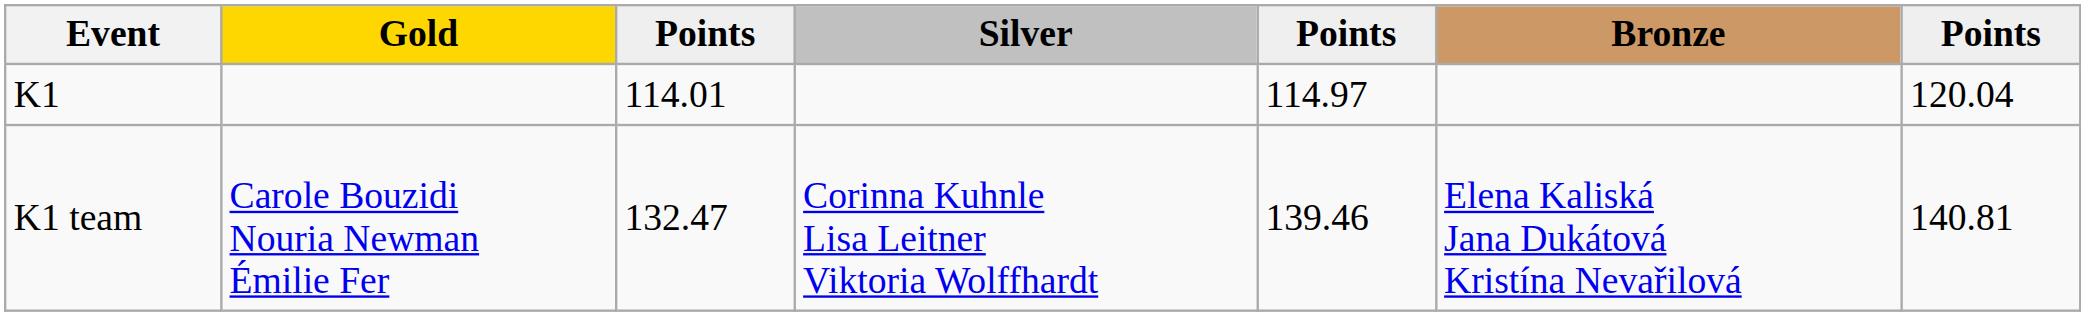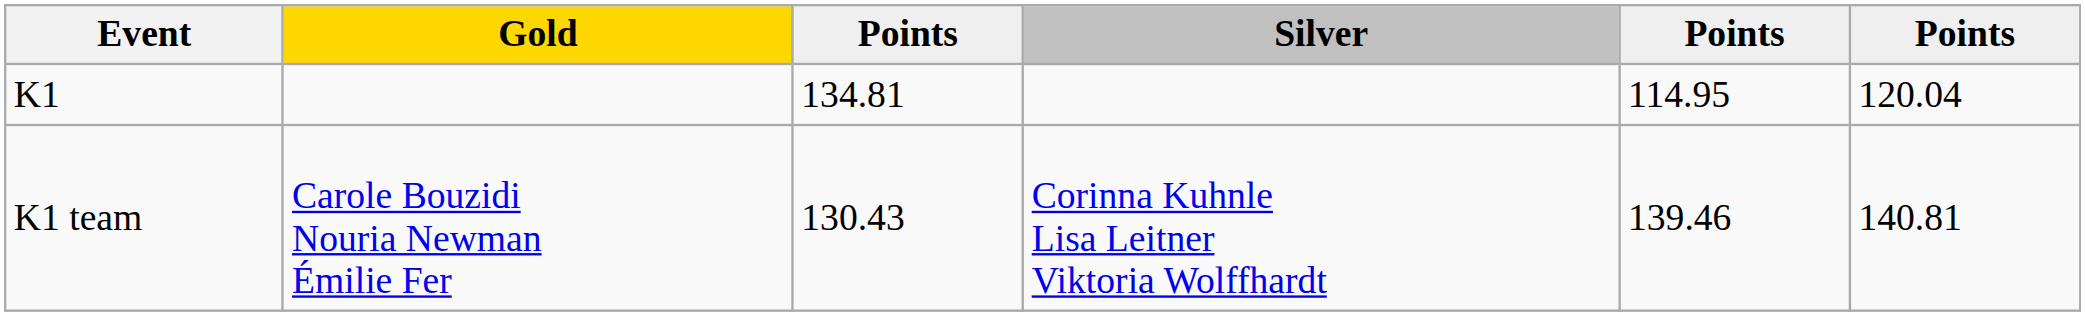- column: (1668, 34)
(675, 93) 114.01 -> (853, 93) 134.81
(1316, 93) 114.97 -> (1679, 93) 114.95
(676, 217) 132.47 -> (853, 217) 130.43
